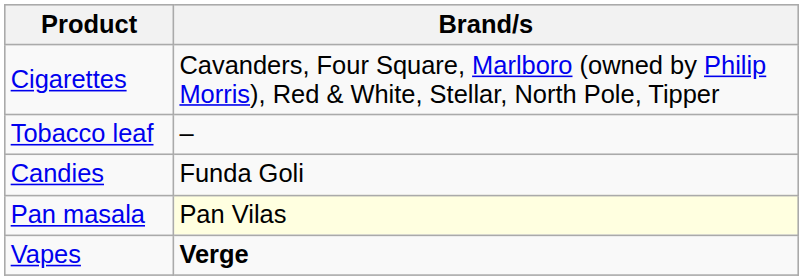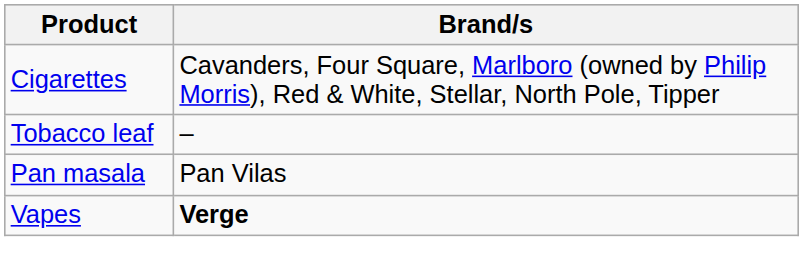- row: (57, 174)
(233, 214) lightyellow background -> (233, 174) no background
